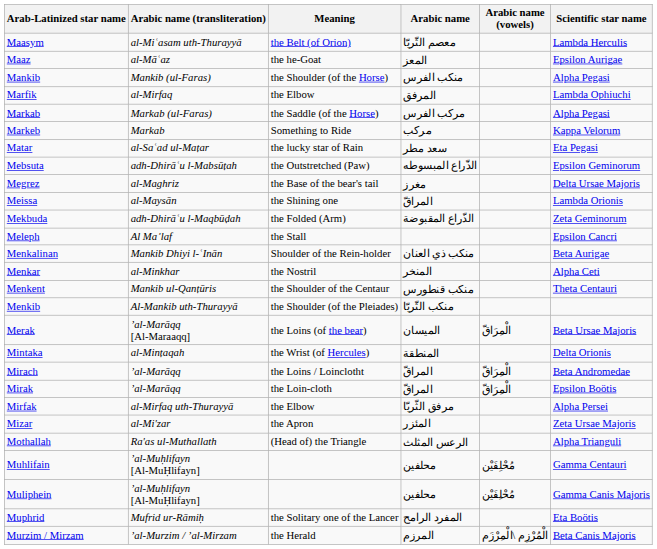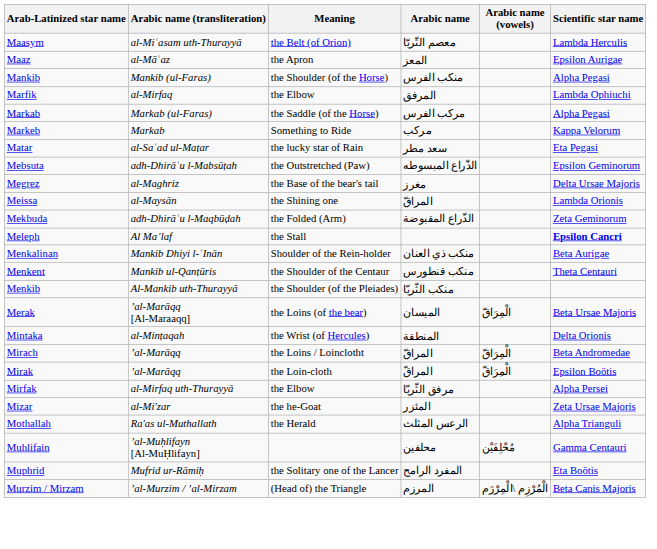(296, 60) the he-Goat -> (292, 60) the Apron
(585, 236) normal -> (587, 236) bold
- row: (23, 271)
(292, 424) the Apron -> (296, 406) the he-Goat
(319, 441) (Head of) the Triangle -> (293, 424) the Herald
- row: (29, 494)
(293, 535) the Herald -> (319, 488) (Head of) the Triangle
